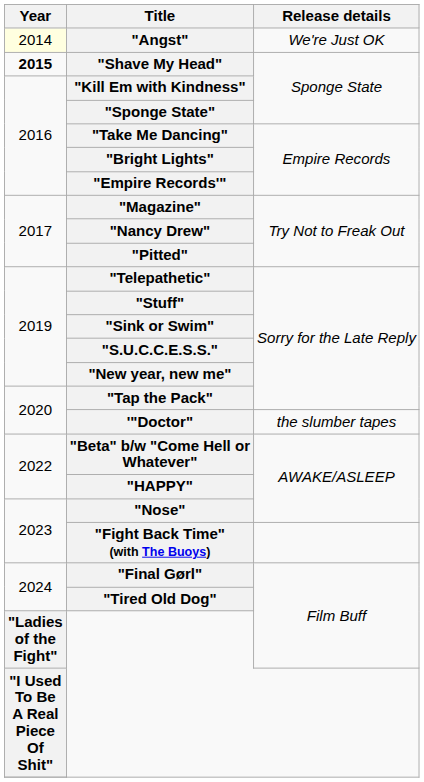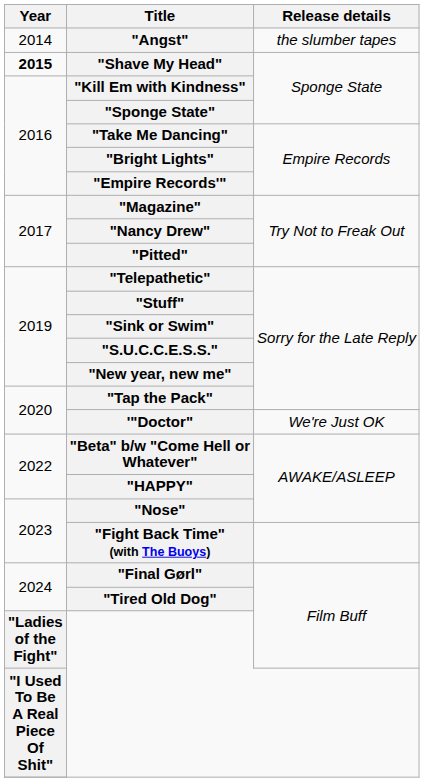(35, 40) lightyellow background -> (35, 40) no background
(336, 40) We're Just OK -> (336, 40) the slumber tapes
(336, 421) the slumber tapes -> (336, 421) We're Just OK
